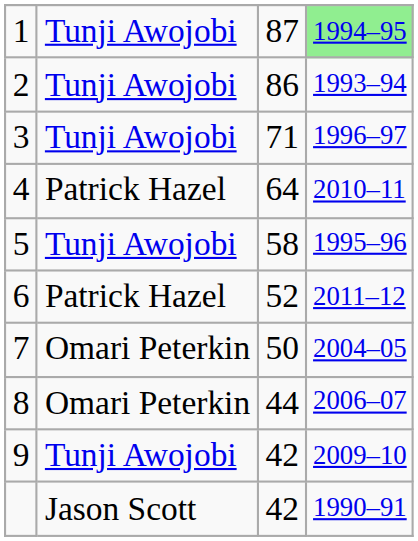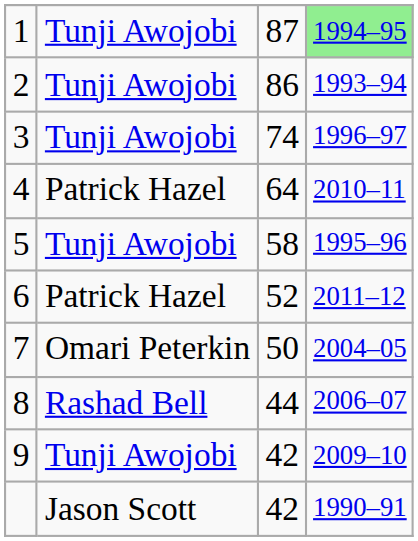(282, 137) 71 -> (282, 137) 74
(148, 402) Omari Peterkin -> (126, 402) Rashad Bell
